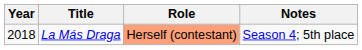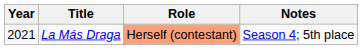(21, 34) 2018 -> (21, 34) 2021
